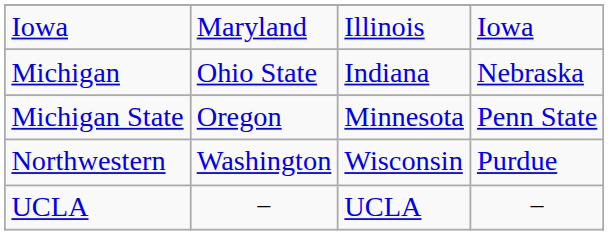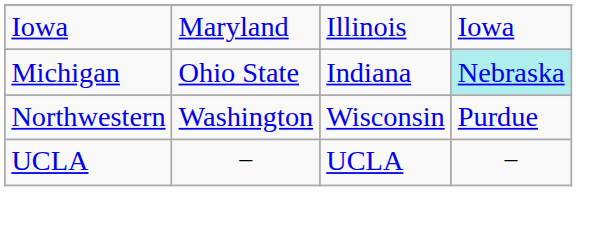(530, 71) no background -> (511, 71) paleturquoise background
- row: (98, 116)
